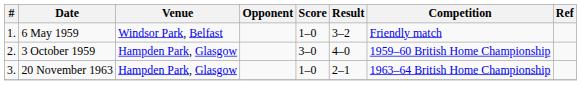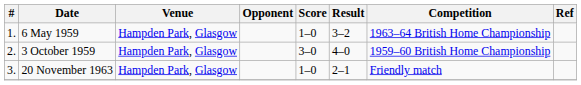(171, 32) Windsor Park, Belfast -> (178, 32) Hampden Park, Glasgow
(406, 32) Friendly match -> (460, 32) 1963–64 British Home Championship
(460, 70) 1963–64 British Home Championship -> (406, 70) Friendly match
